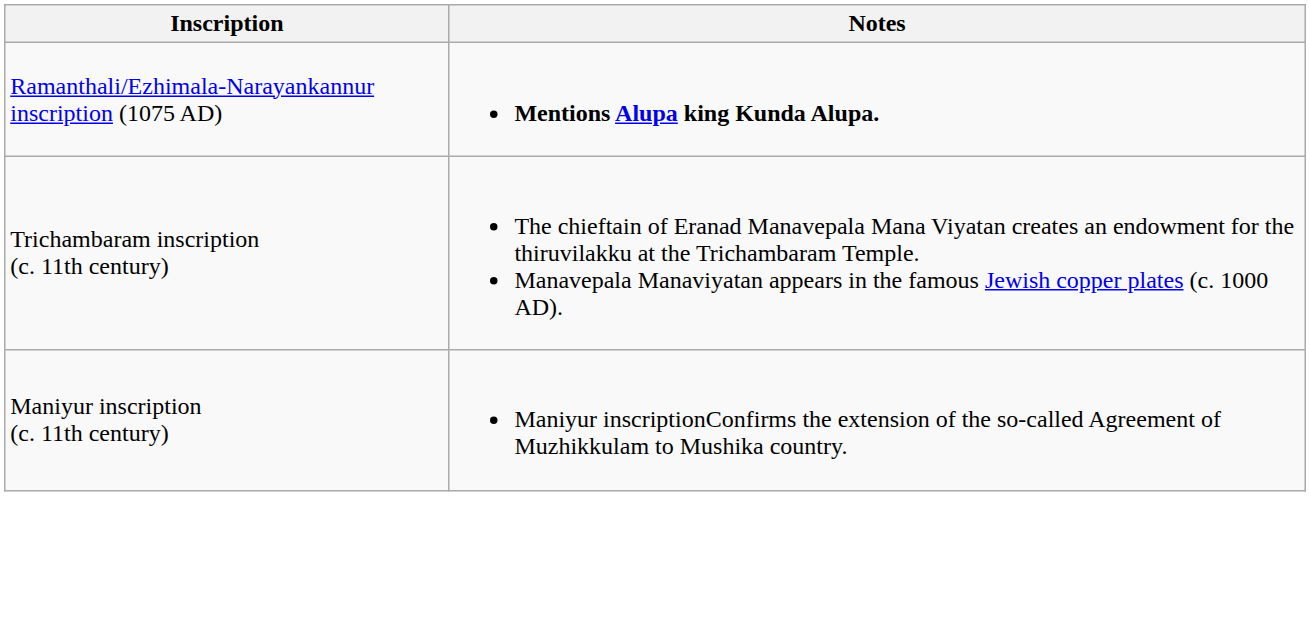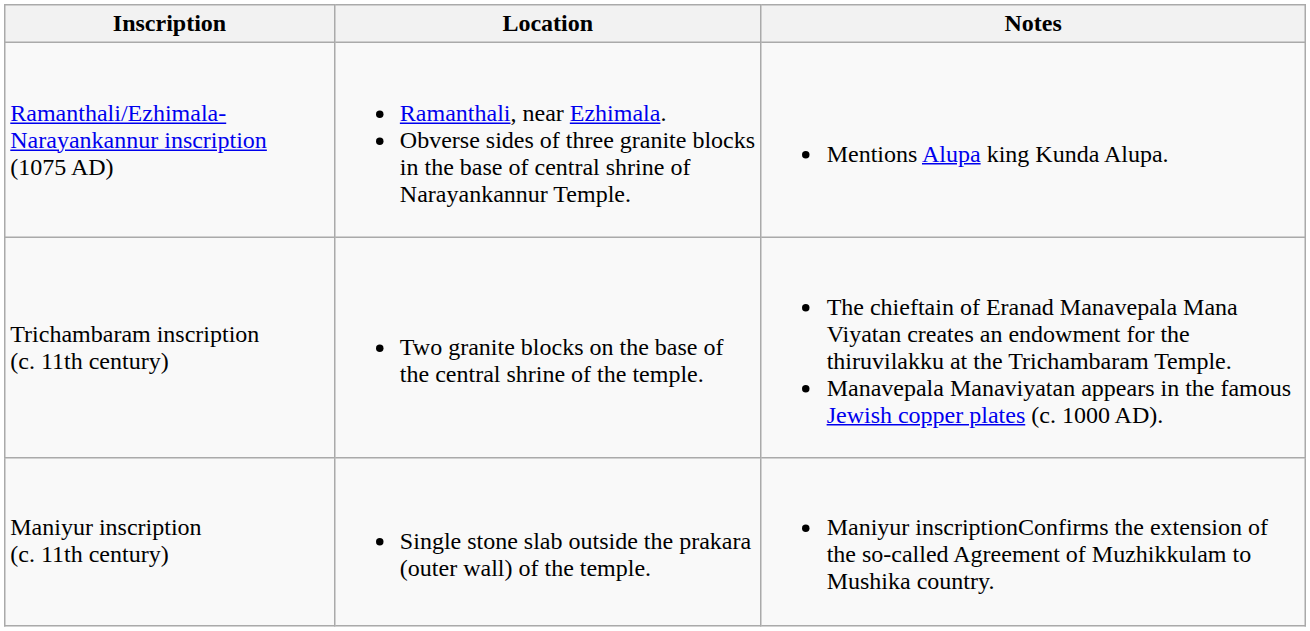+ column: (548, 23)
(877, 113) bold -> (1033, 153) normal
